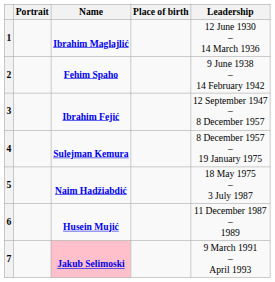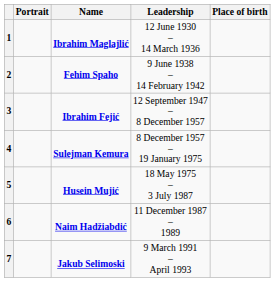columns swapped: (230, 12) <-> (161, 12)
(91, 190) Naim Hadžiabdić -> (91, 190) Husein Mujić
(91, 227) Husein Mujić -> (91, 227) Naim Hadžiabdić
(91, 264) pink background -> (91, 264) no background
